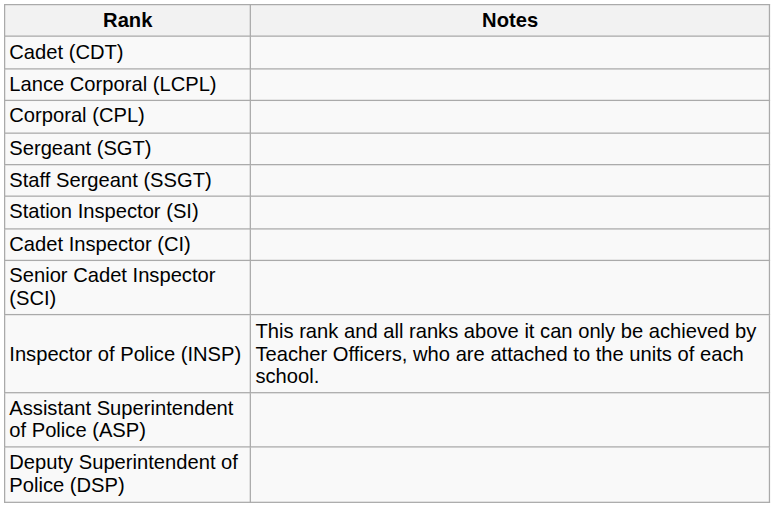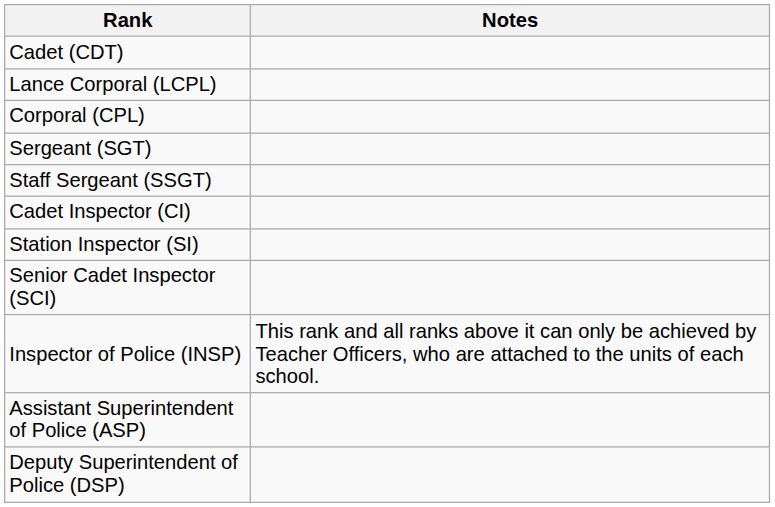rows swapped: (104, 212) <-> (100, 244)
